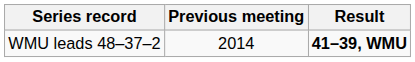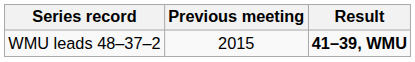(236, 43) 2014 -> (236, 43) 2015
